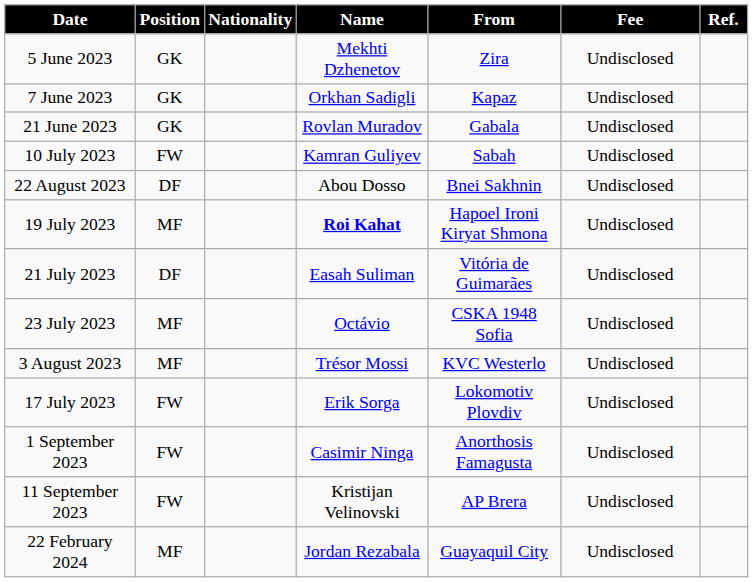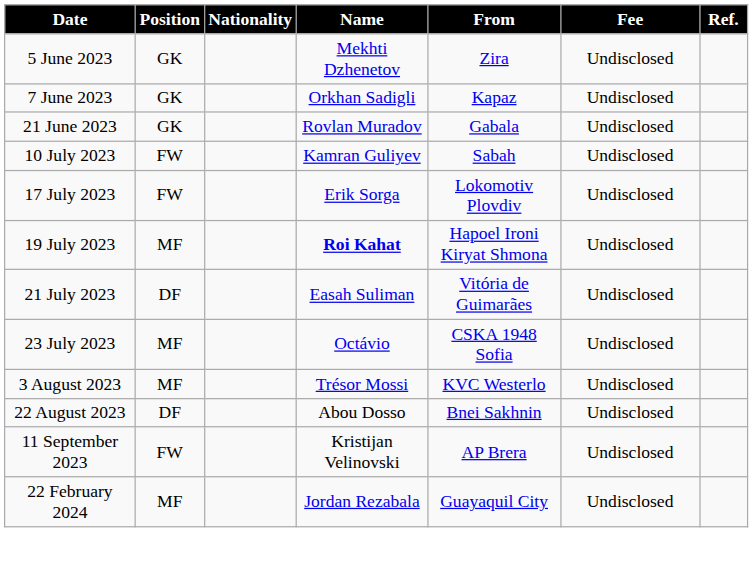rows swapped: (70, 402) <-> (70, 184)
- row: (70, 452)
